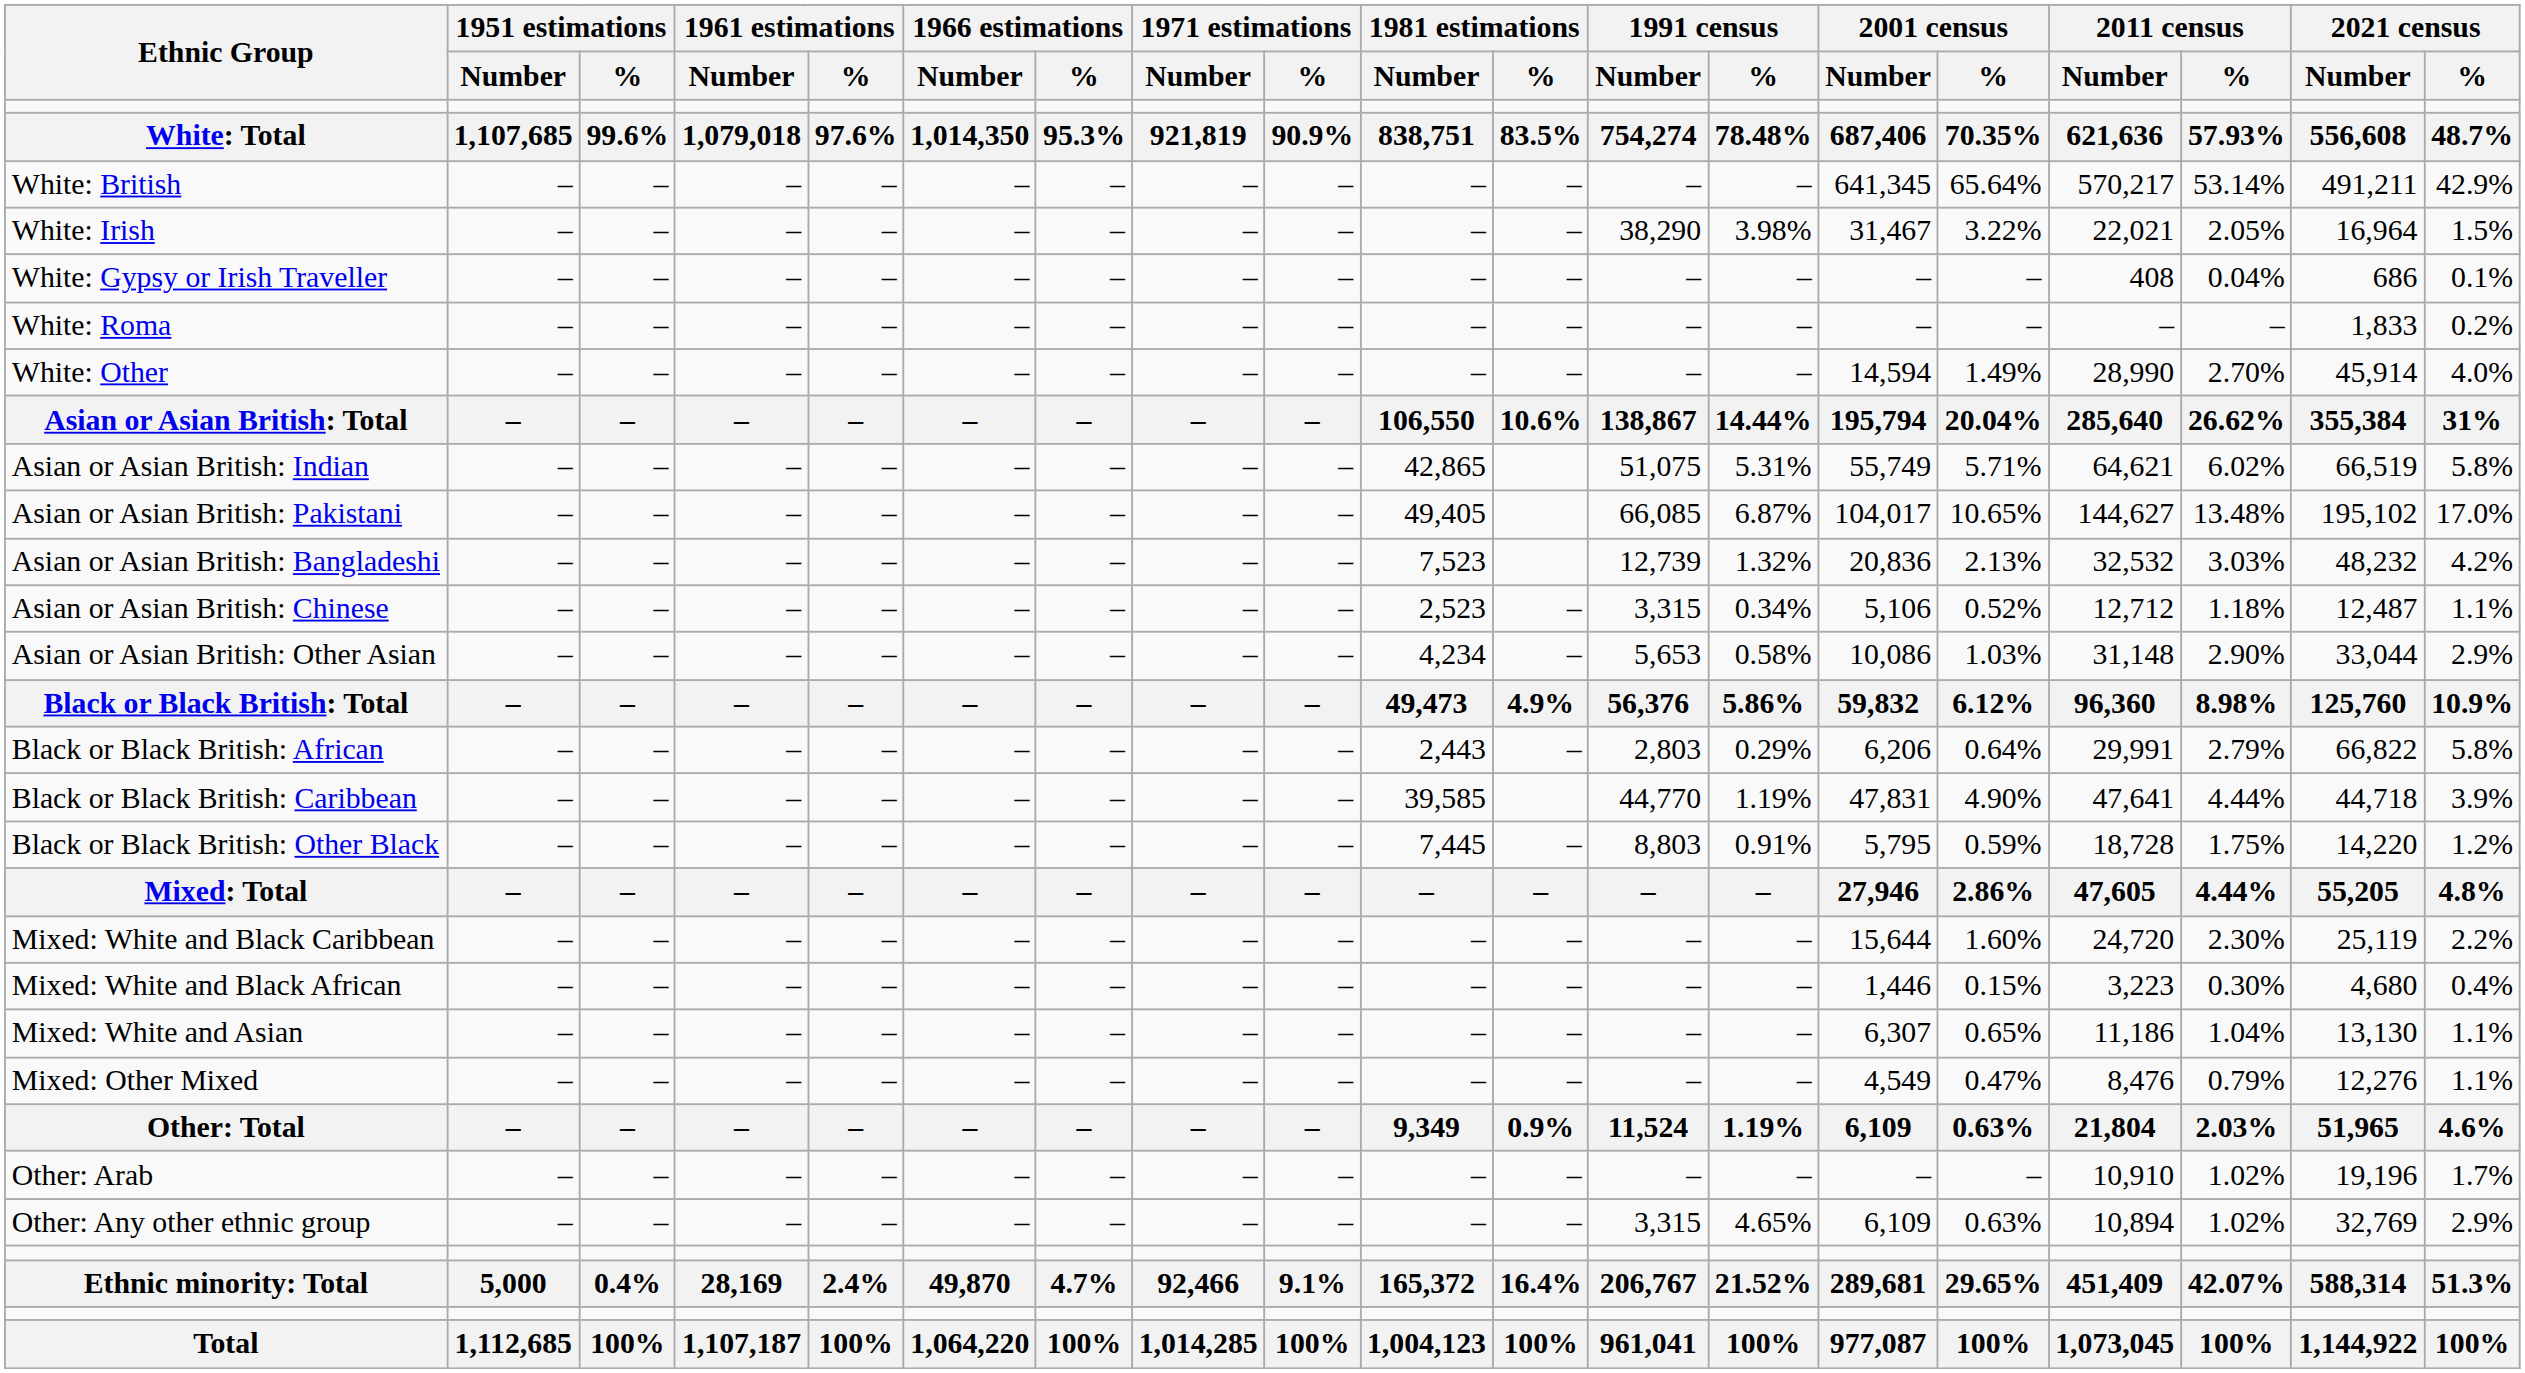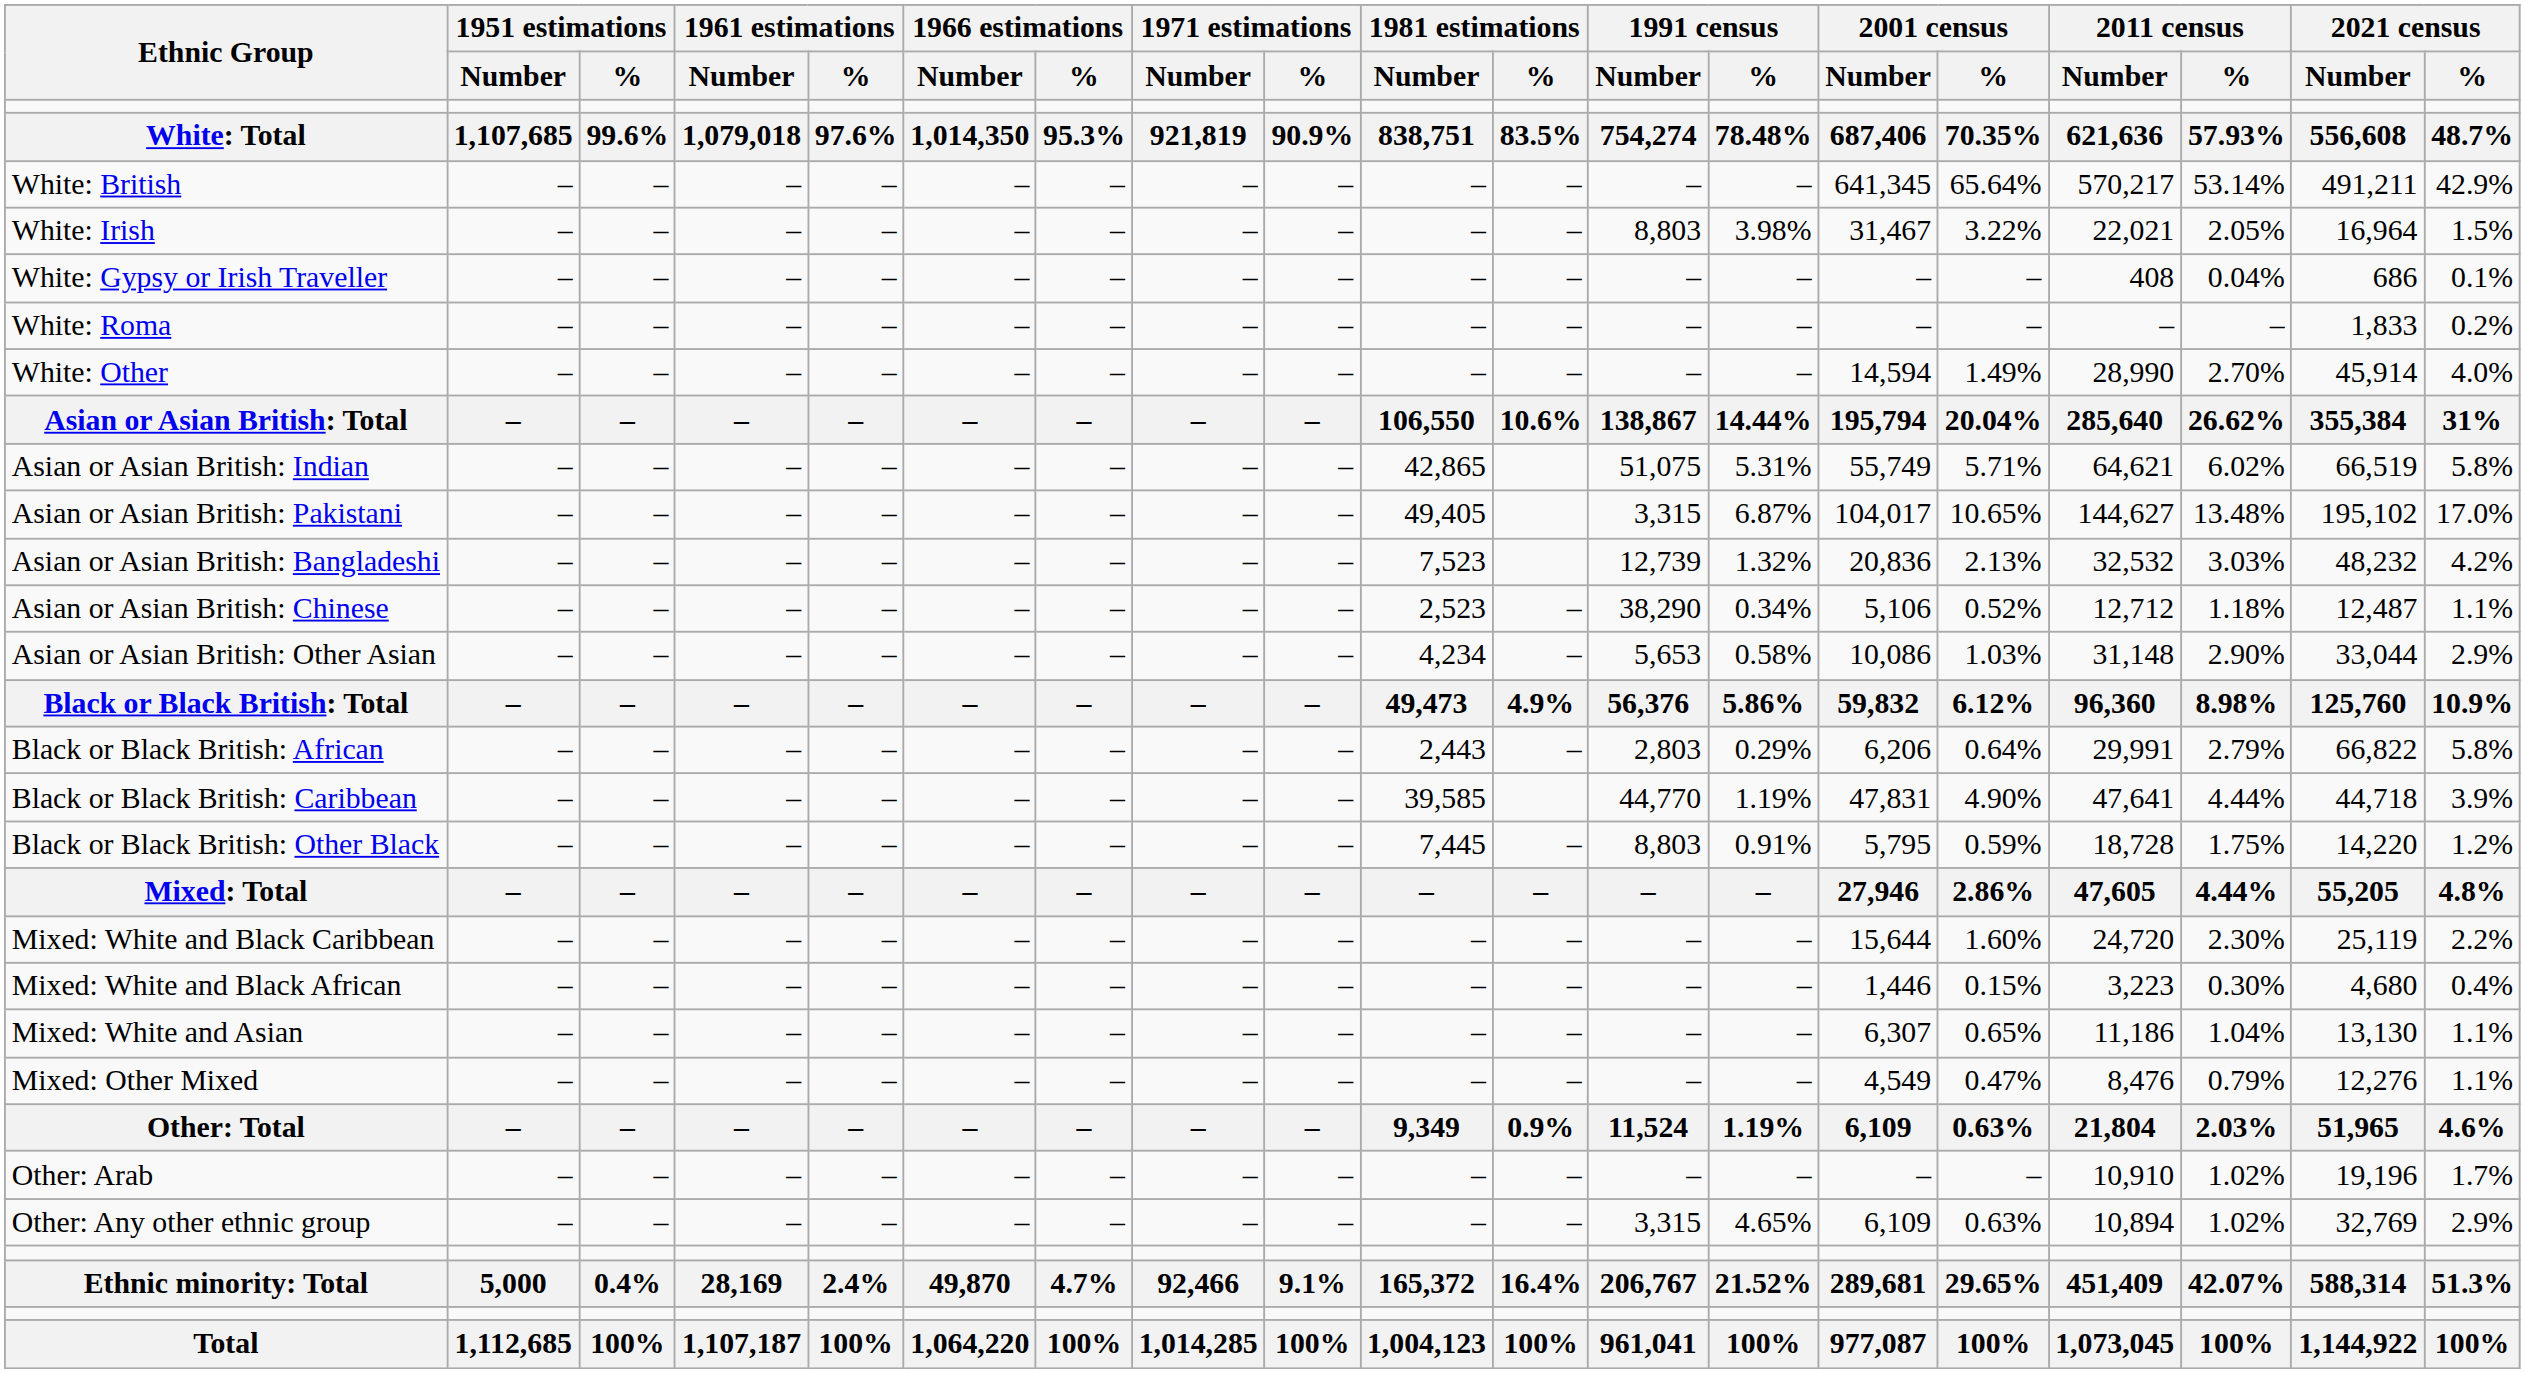(1660, 230) 38,290 -> (1668, 230) 8,803
(1660, 513) 66,085 -> (1668, 513) 3,315
(1668, 608) 3,315 -> (1660, 608) 38,290
